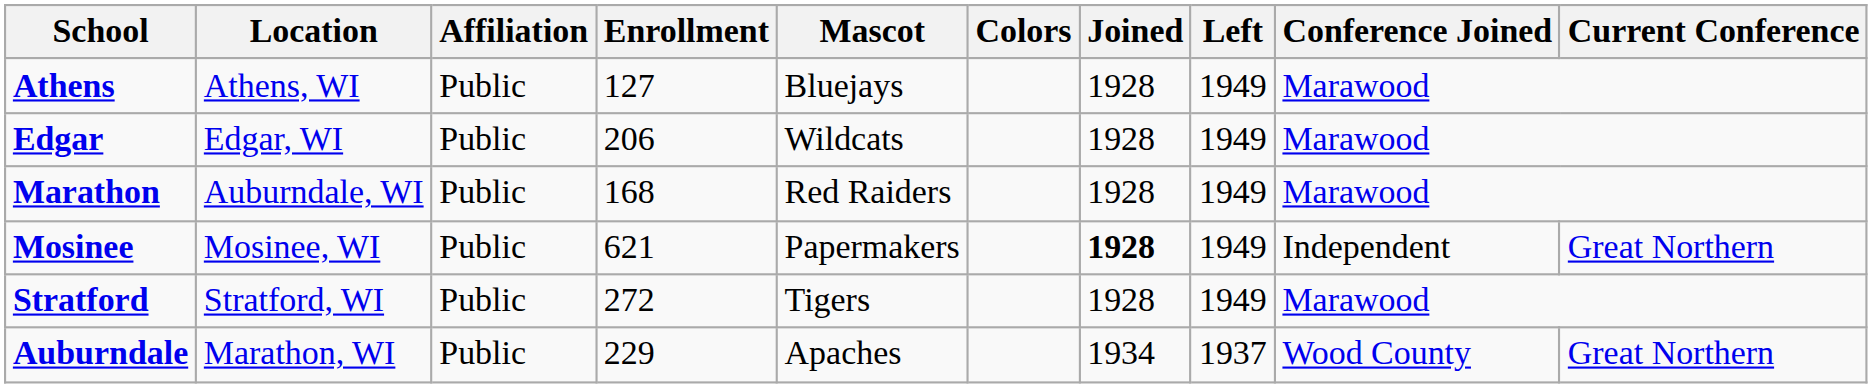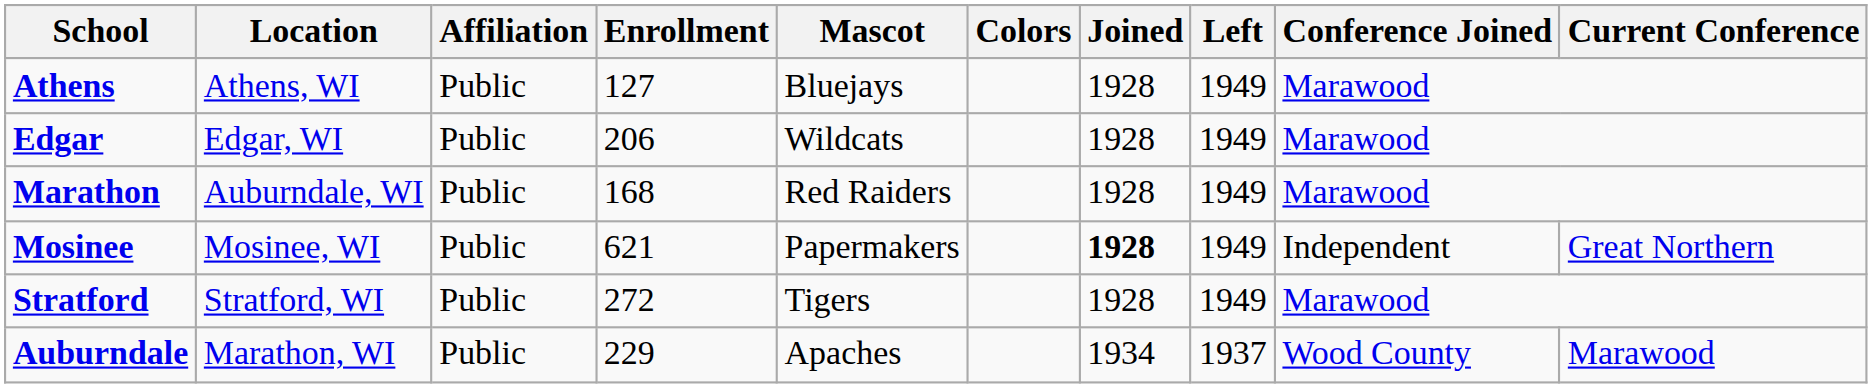(1671, 354) Great Northern -> (1641, 354) Marawood
